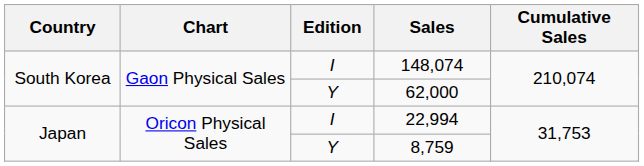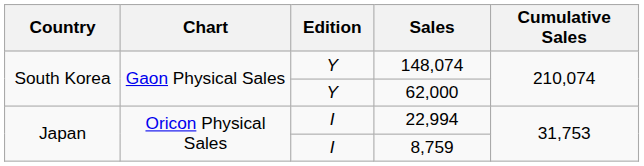(332, 65) I -> (332, 65) Y
(332, 147) Y -> (332, 147) I
